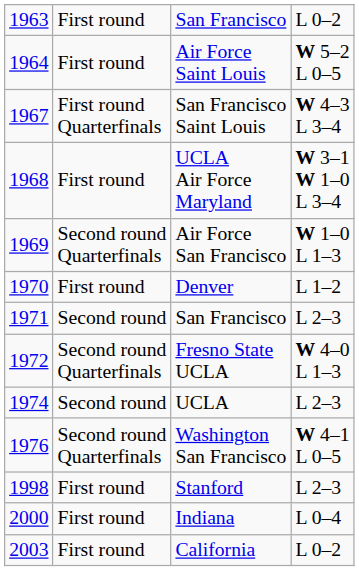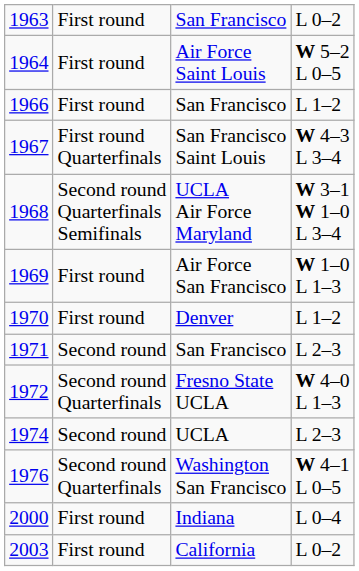+ row: (29, 104)
(101, 180) First round -> (112, 211) Second round Quarterfinals Semifinals
(112, 244) Second round Quarterfinals -> (101, 275) First round
- row: (29, 487)
